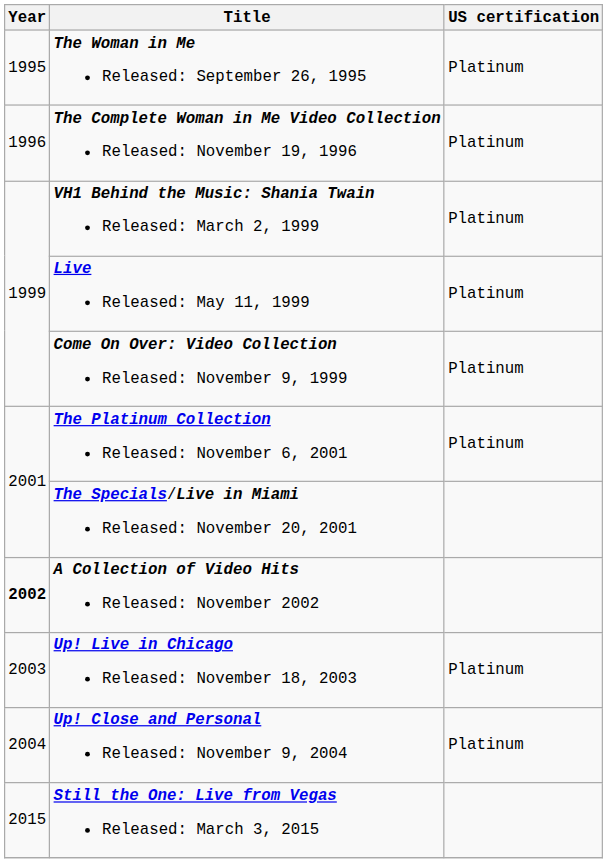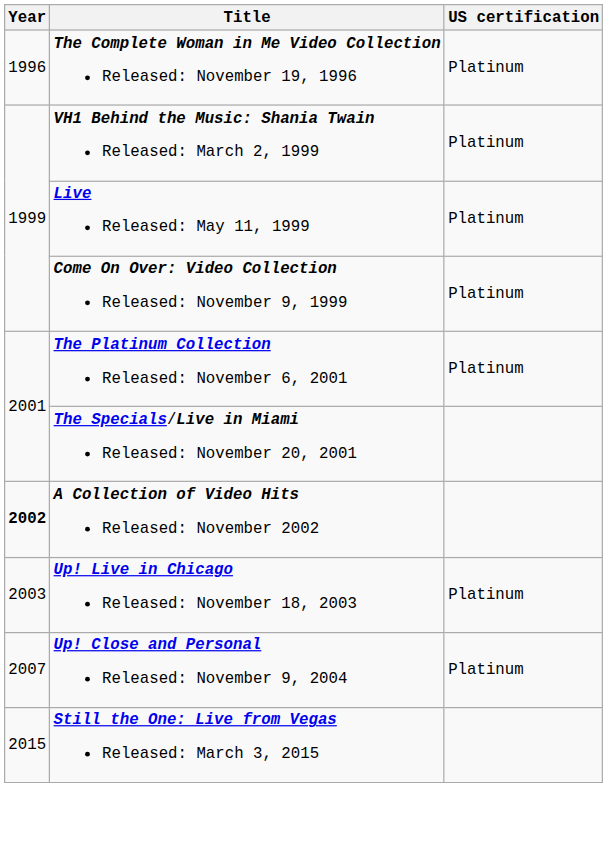- row: (247, 60)
(27, 745) 2004 -> (27, 670) 2007
